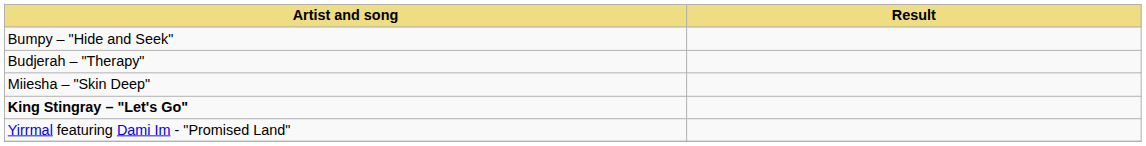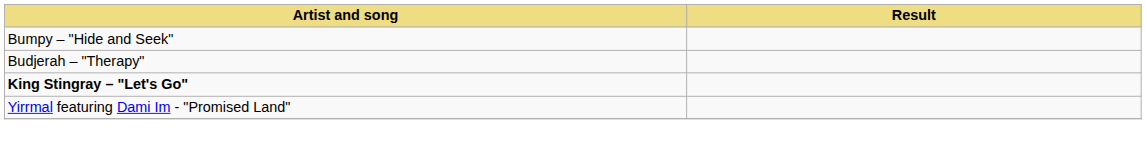- row: (79, 84)
